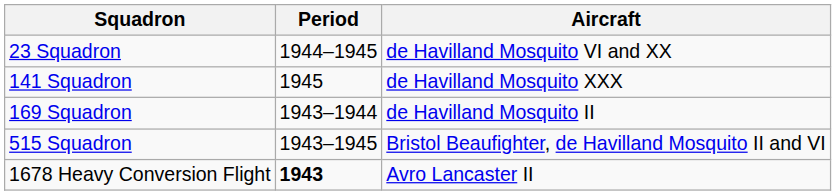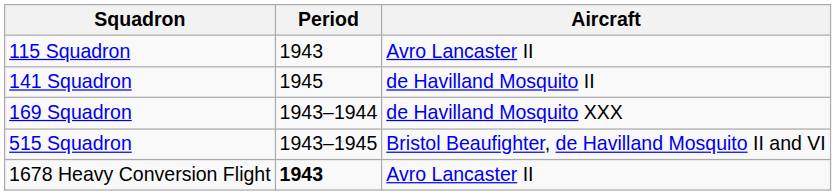- row: (65, 50)
+ row: (70, 50)
(505, 81) de Havilland Mosquito XXX -> (490, 81) de Havilland Mosquito II
(490, 112) de Havilland Mosquito II -> (505, 112) de Havilland Mosquito XXX
